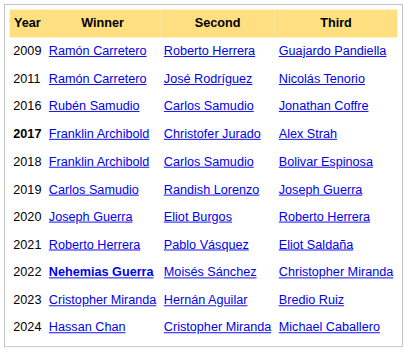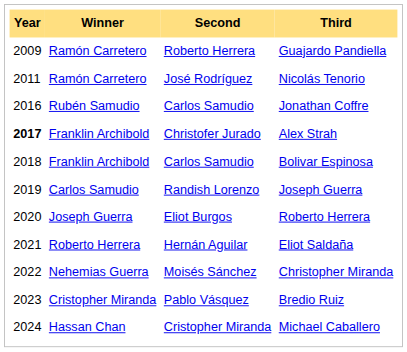(206, 245) Pablo Vásquez -> (206, 245) Hernán Aguilar
(101, 272) bold -> (99, 272) normal
(206, 300) Hernán Aguilar -> (206, 300) Pablo Vásquez
